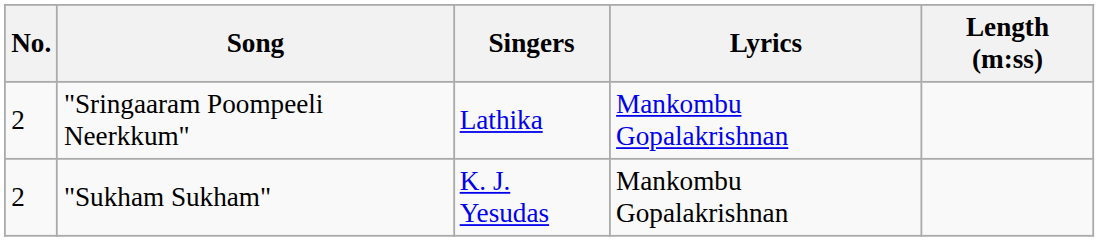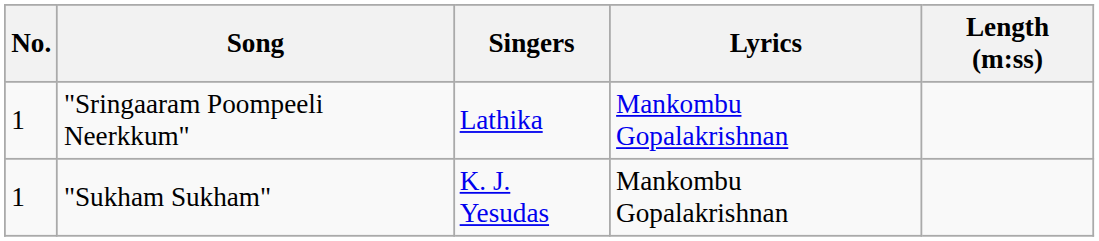(18, 120) 2 -> (18, 120) 1
(18, 197) 2 -> (18, 197) 1
